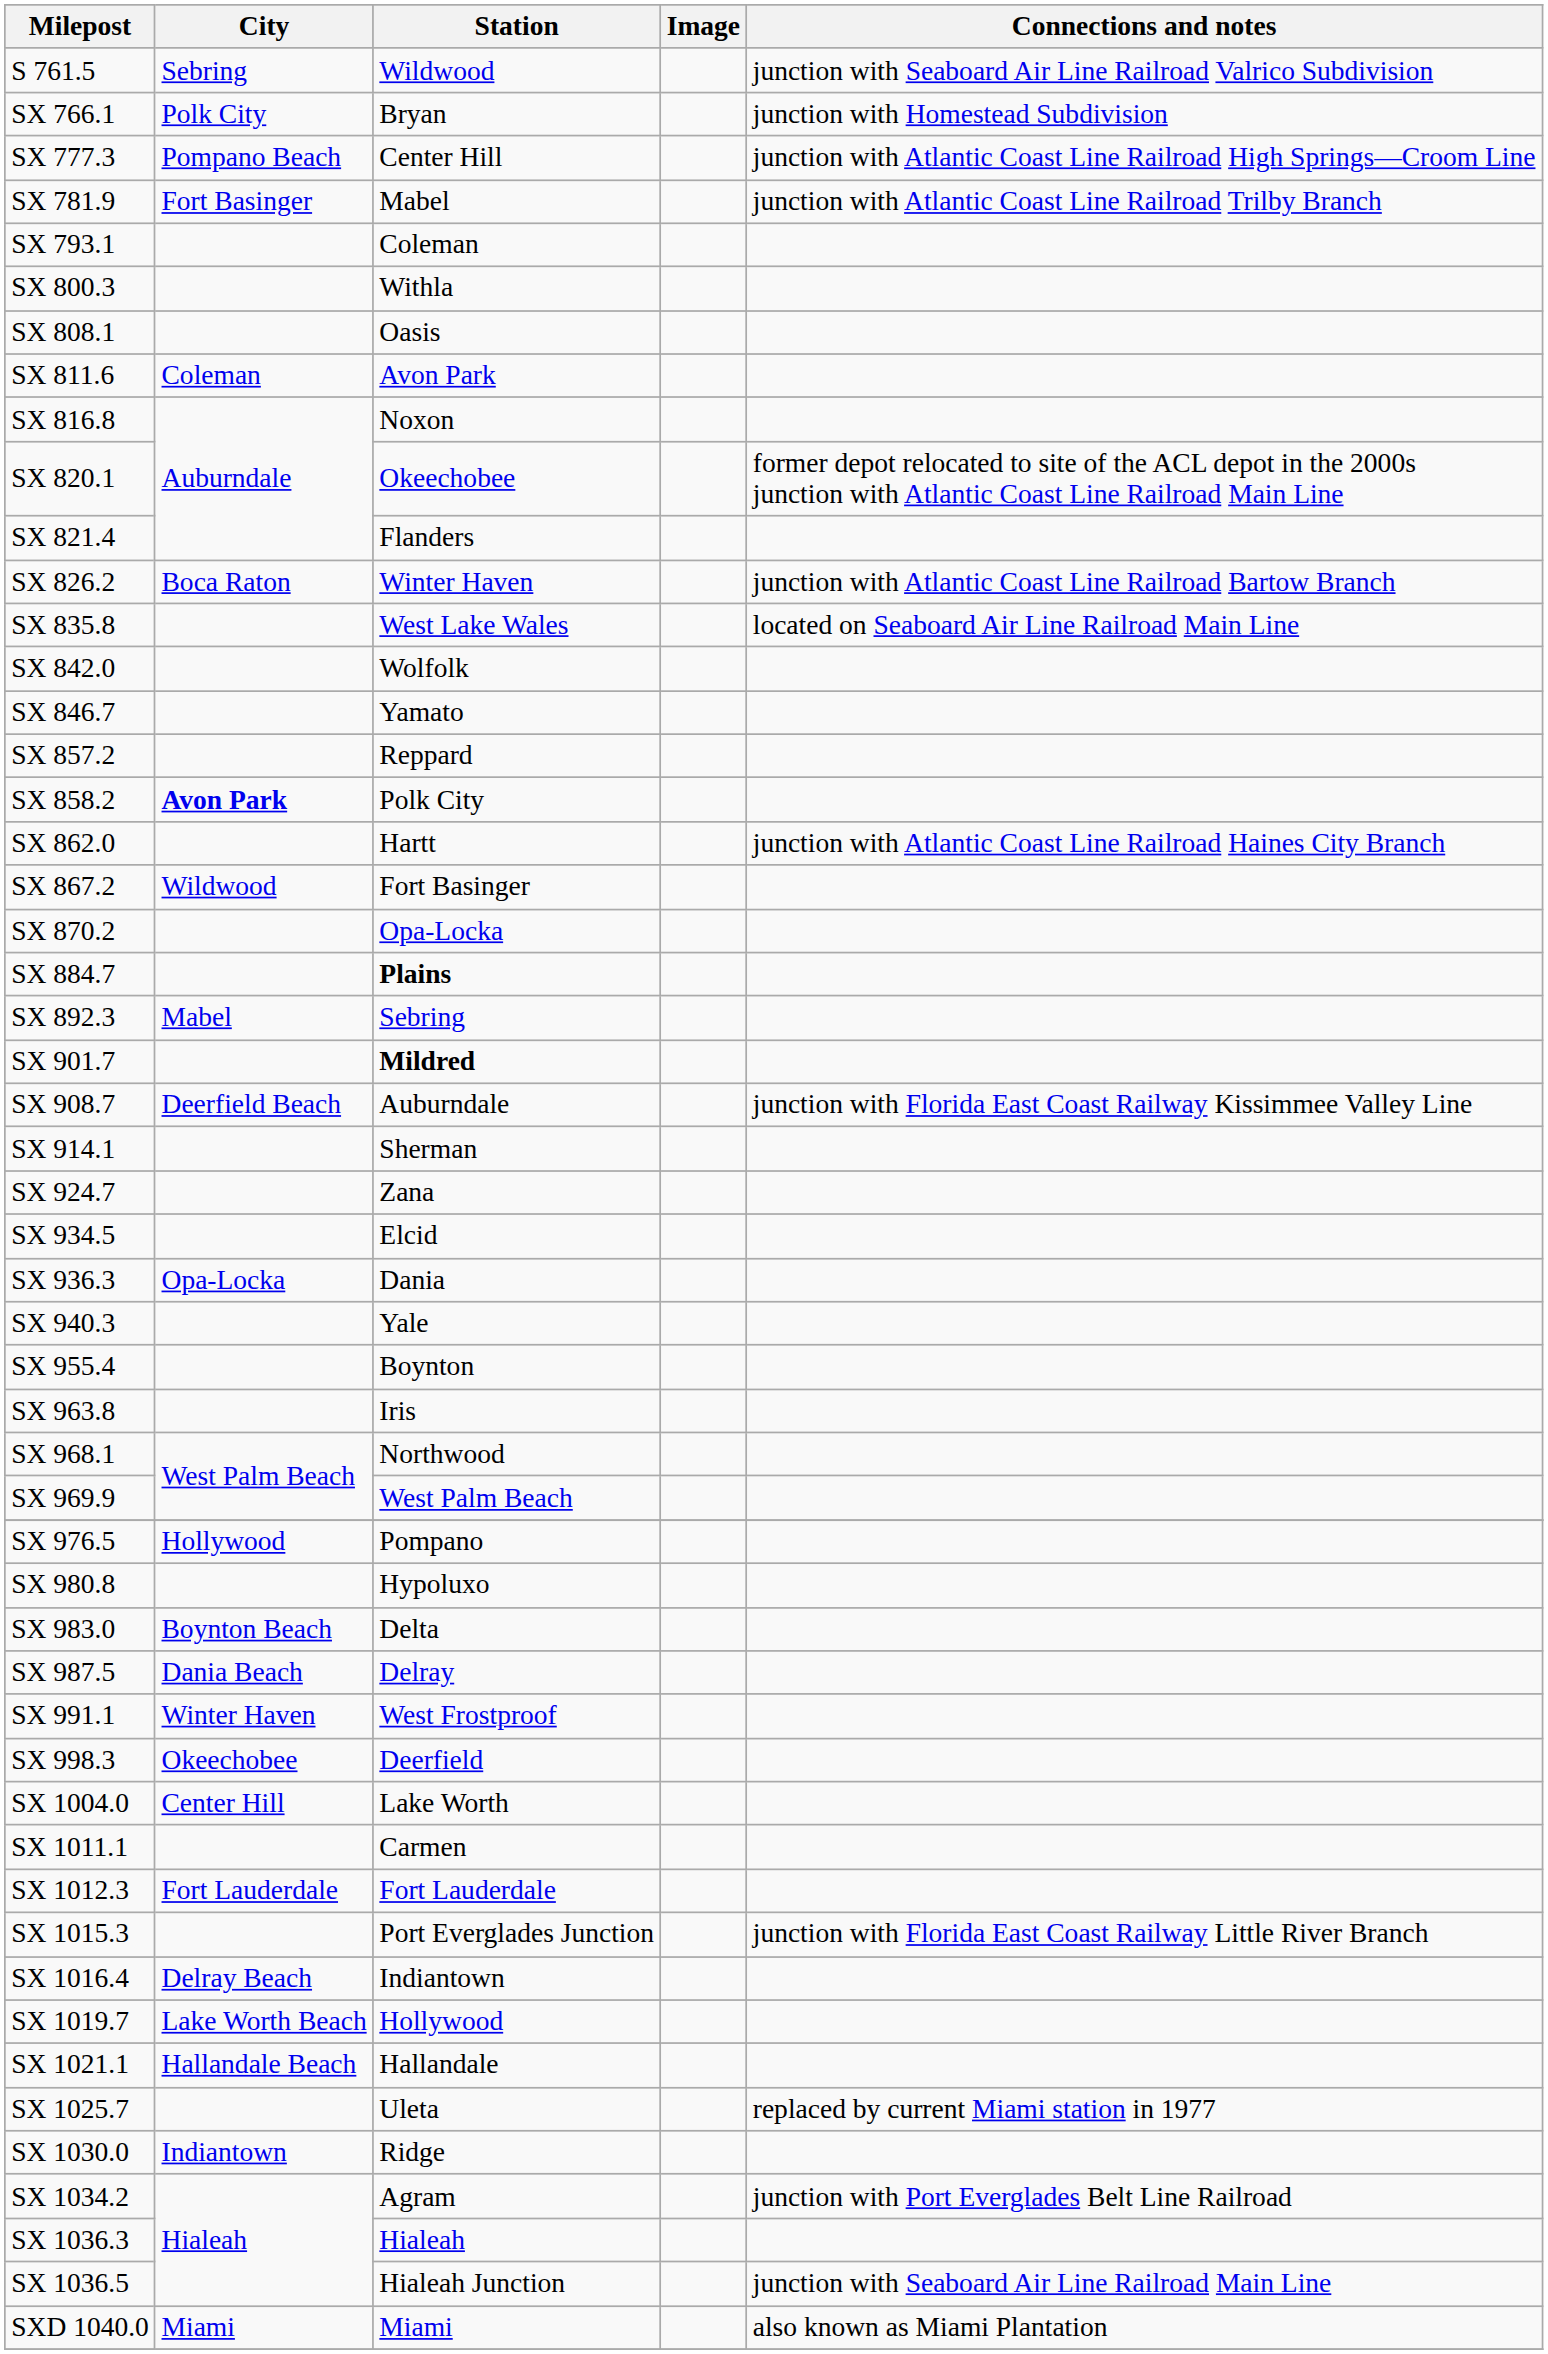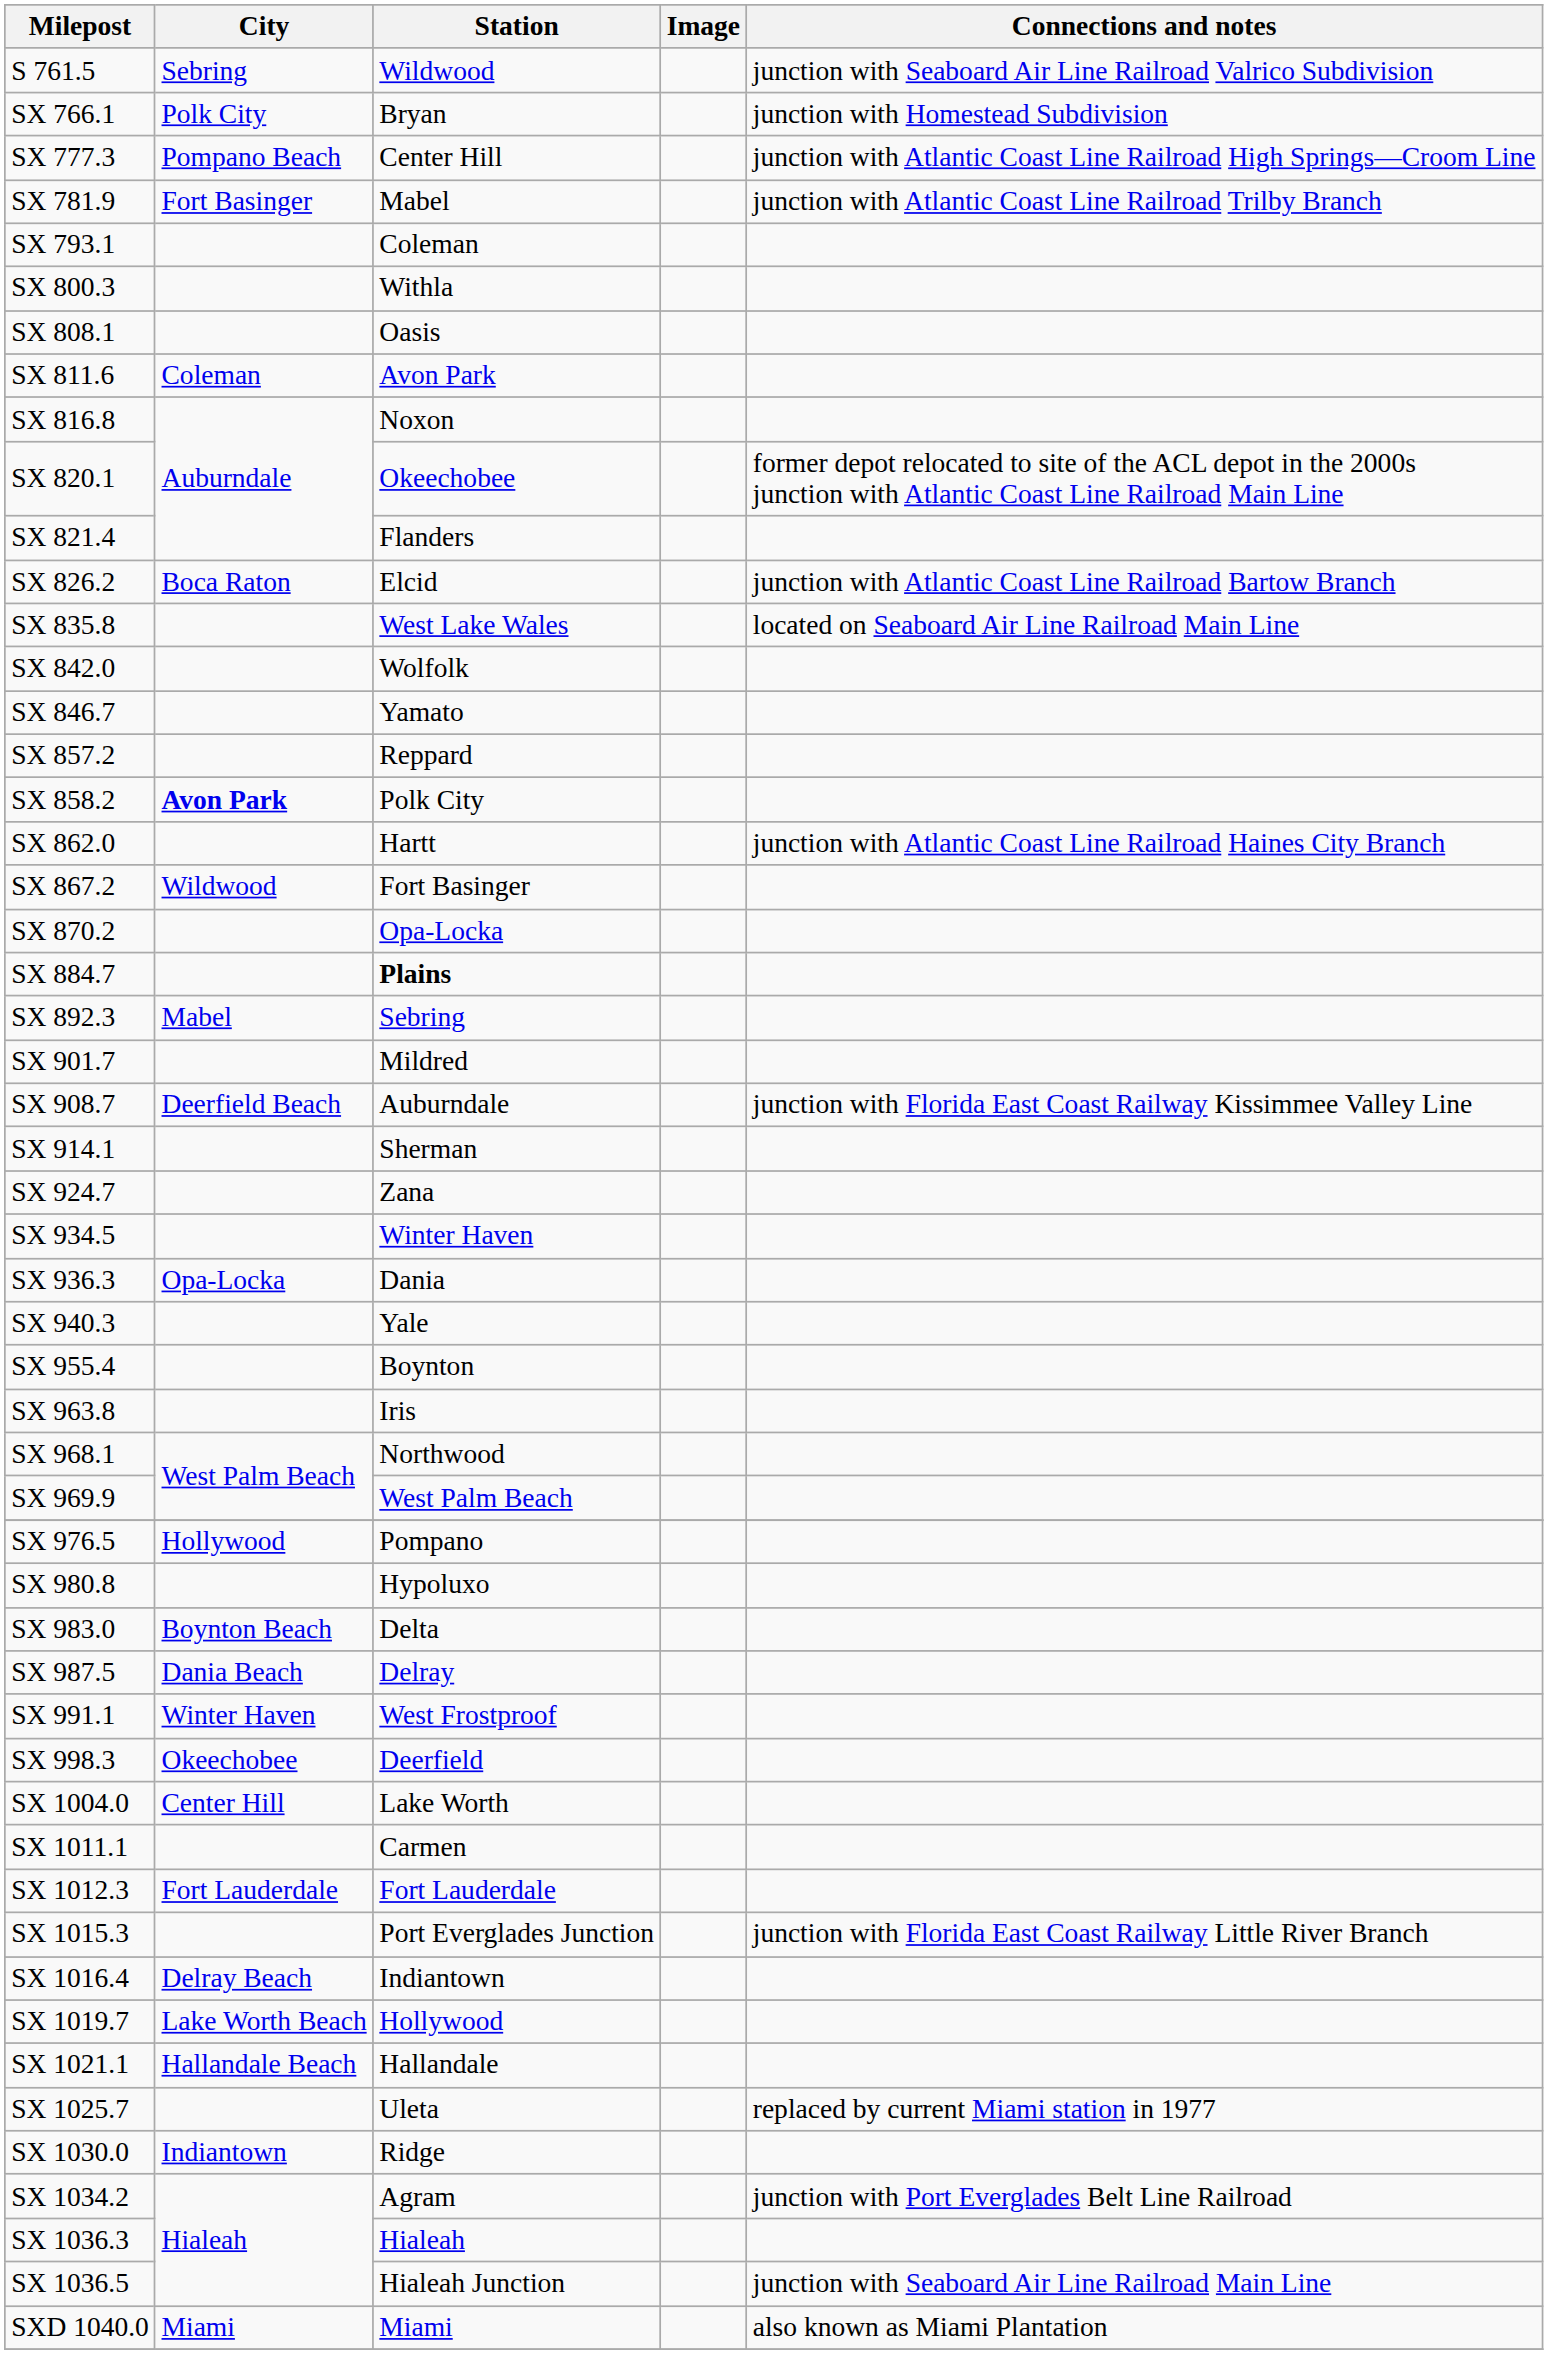(456, 581) Winter Haven -> (408, 581) Elcid
(427, 1061) bold -> (424, 1061) normal
(408, 1235) Elcid -> (456, 1235) Winter Haven
